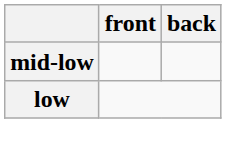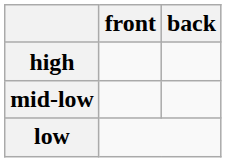+ row: (52, 61)
